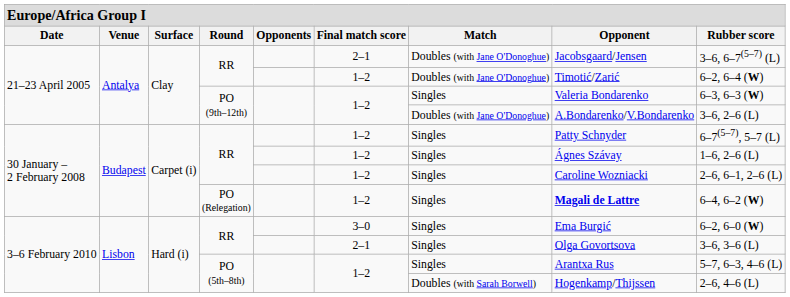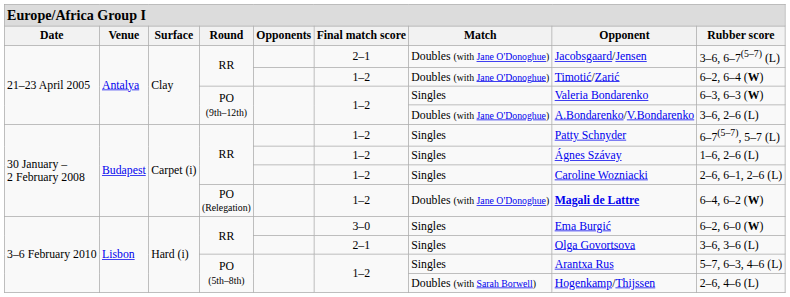(429, 200) Singles -> (480, 200) Doubles (with Jane O'Donoghue)
